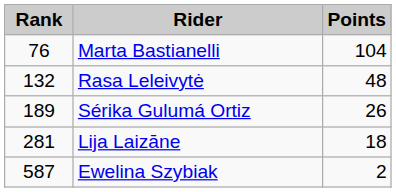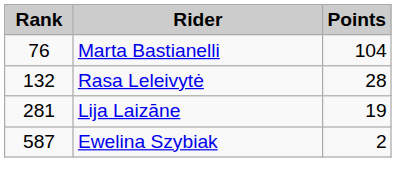(376, 80) 48 -> (376, 80) 28
- row: (164, 111)
(376, 141) 18 -> (376, 111) 19
